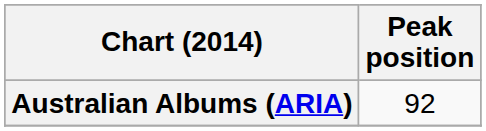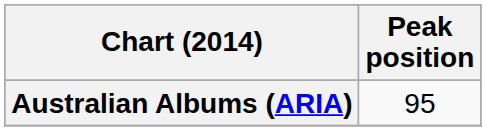(420, 102) 92 -> (420, 102) 95
